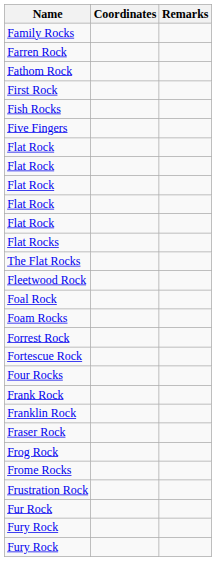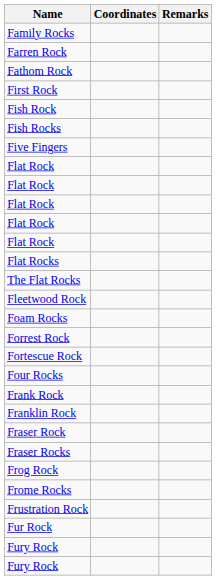+ row: (32, 109)
- row: (32, 299)
+ row: (39, 451)
